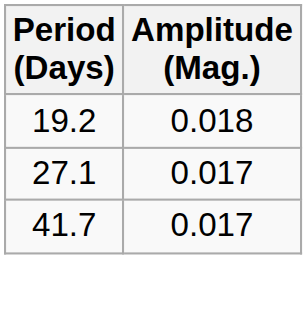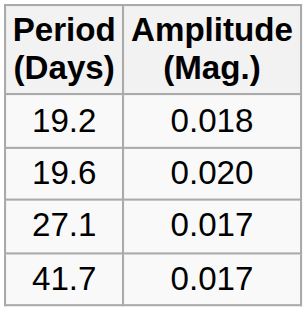+ row: (64, 173)
